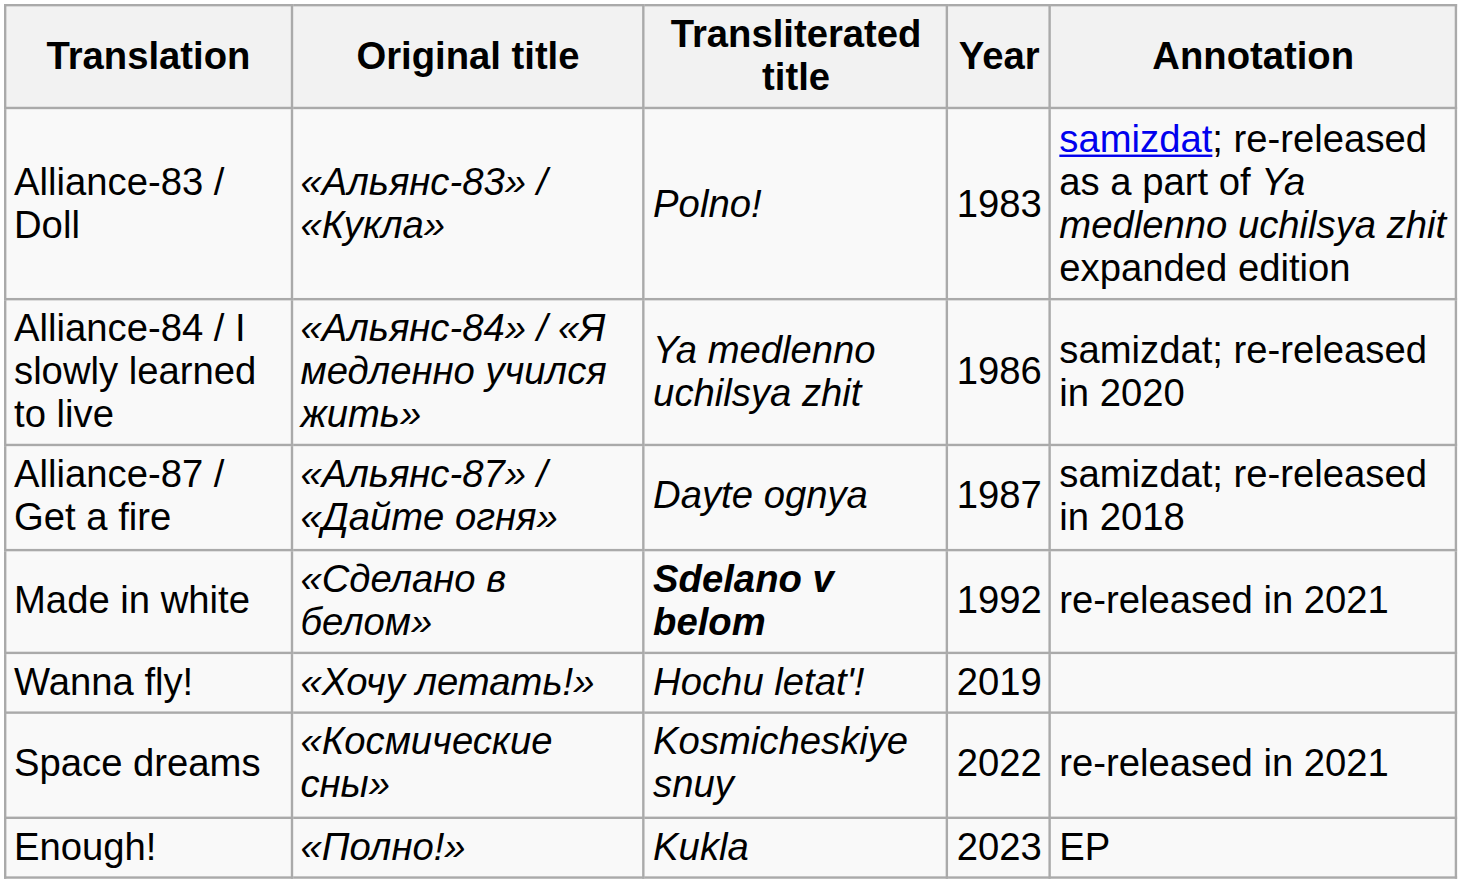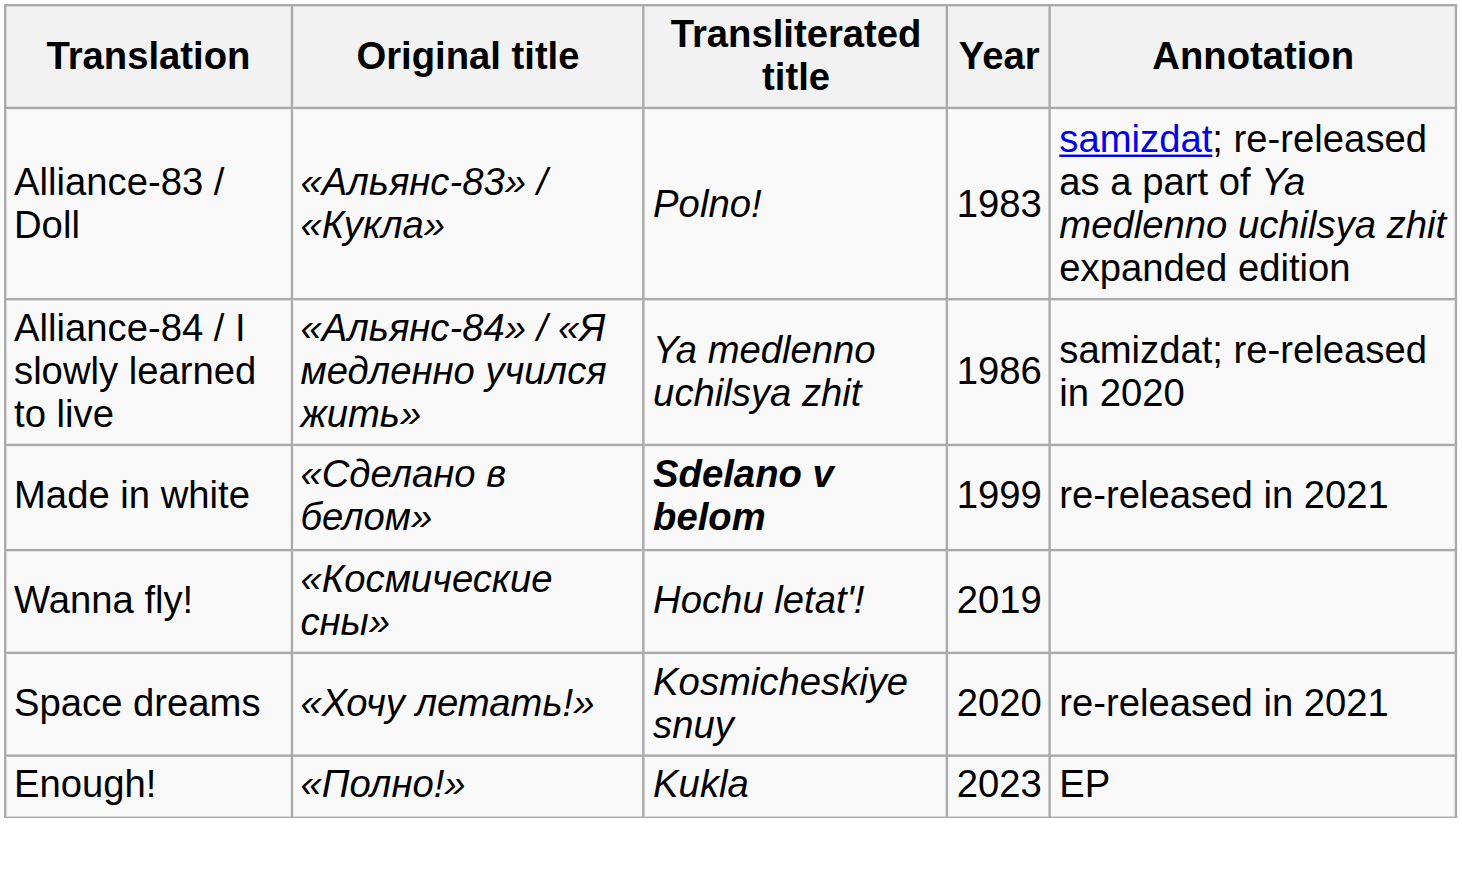- row: (119, 496)
(999, 600) 1992 -> (999, 496) 1999
(447, 682) «Хочу летать!» -> (426, 600) «Космические сны»
(426, 764) «Космические сны» -> (447, 703) «Хочу летать!»
(999, 764) 2022 -> (999, 703) 2020
